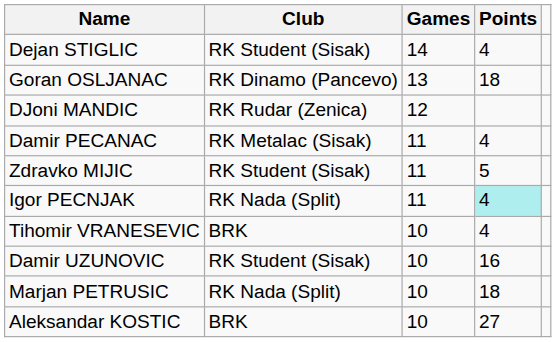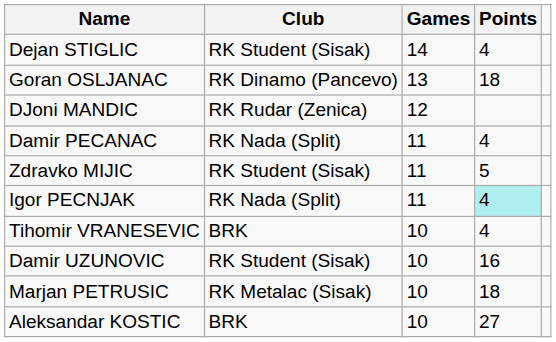(290, 140) RK Metalac (Sisak) -> (275, 140) RK Nada (Split)
(275, 291) RK Nada (Split) -> (290, 291) RK Metalac (Sisak)
